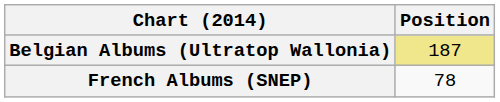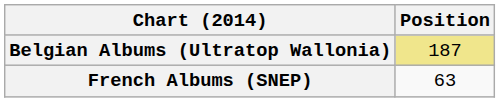(445, 81) 78 -> (445, 81) 63
